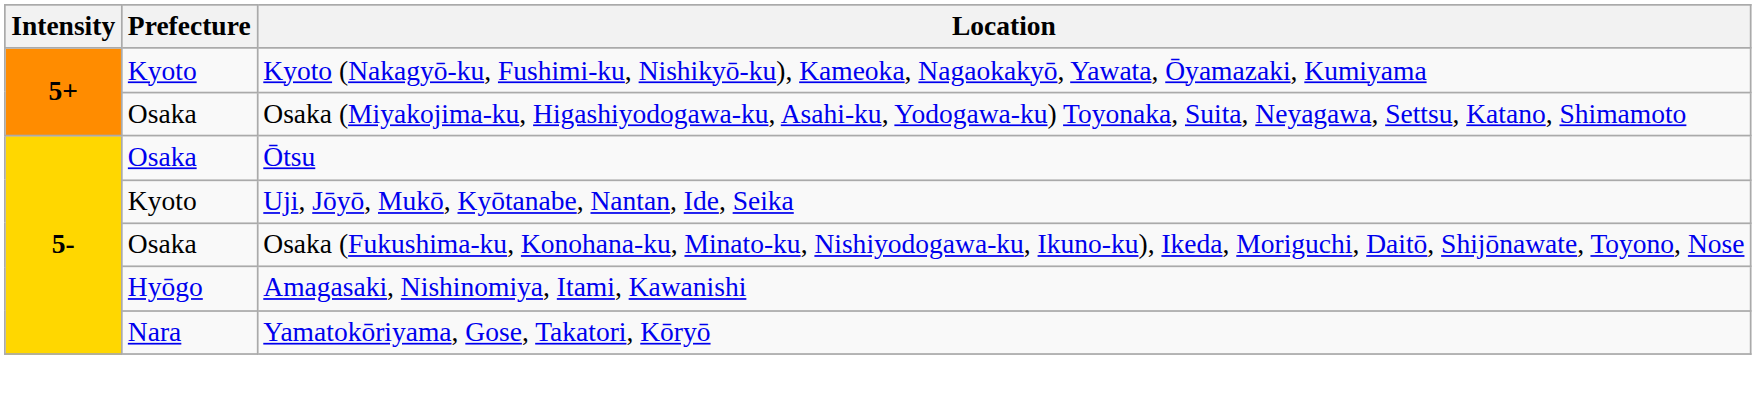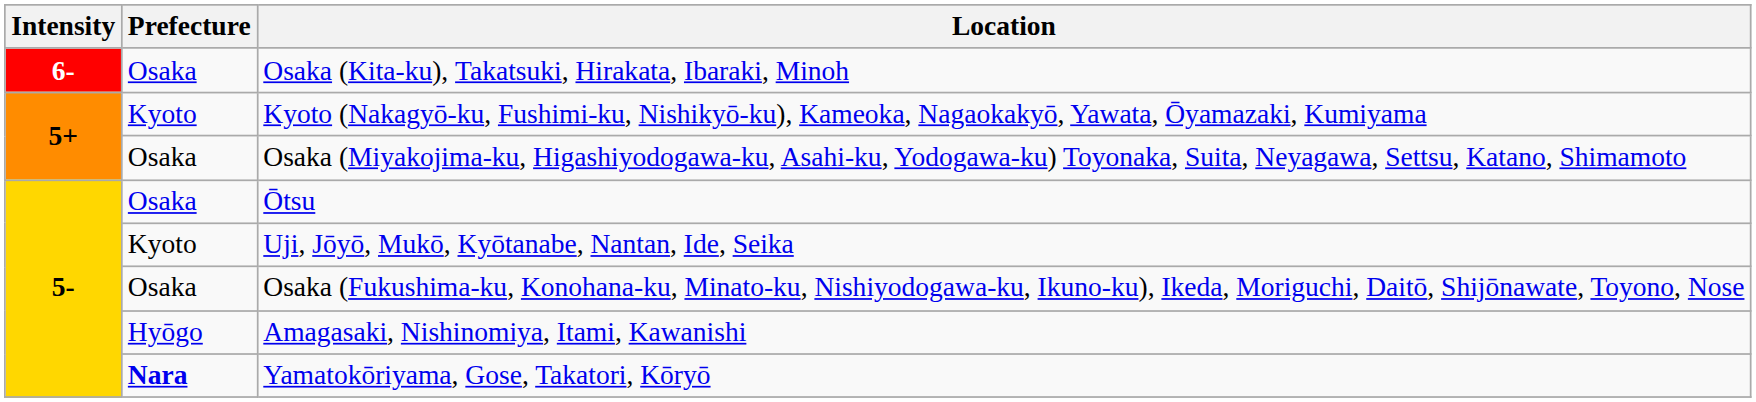+ row: (556, 69)
(155, 331) normal -> (158, 375) bold
